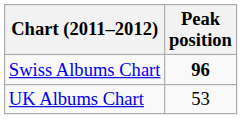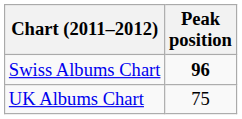(200, 98) 53 -> (200, 98) 75
